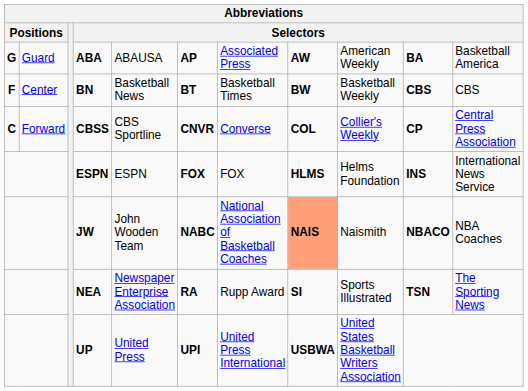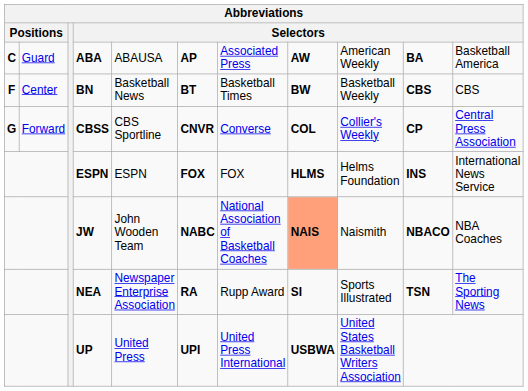(12, 58) G -> (12, 58) C
(12, 128) C -> (12, 128) G
